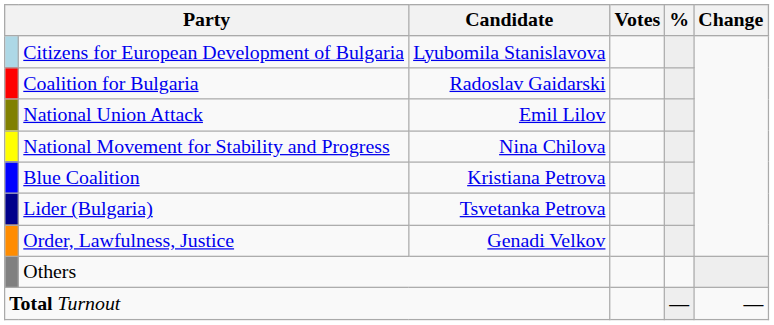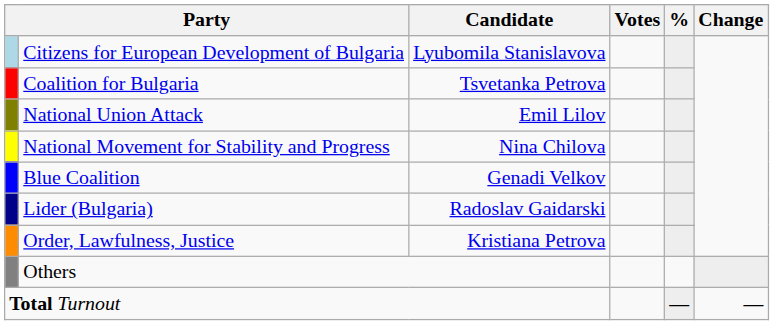(527, 83) Radoslav Gaidarski -> (533, 83) Tsvetanka Petrova
(536, 177) Kristiana Petrova -> (546, 177) Genadi Velkov
(533, 209) Tsvetanka Petrova -> (527, 209) Radoslav Gaidarski
(546, 240) Genadi Velkov -> (536, 240) Kristiana Petrova
